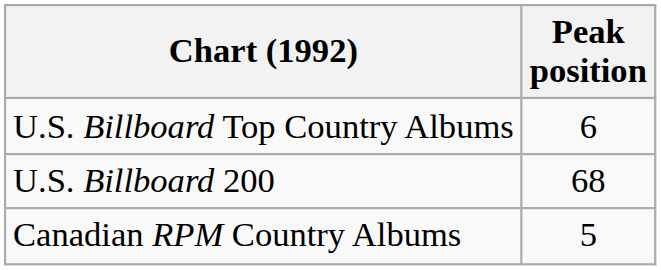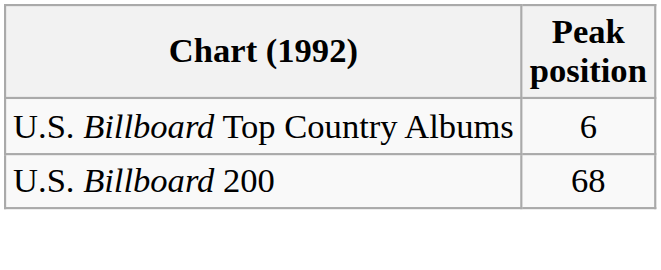- row: (237, 235)
